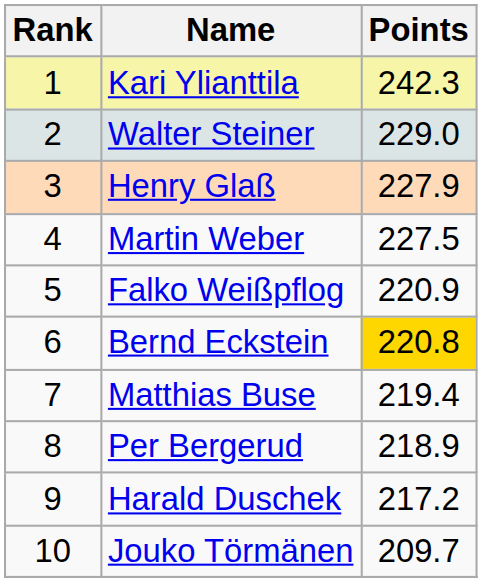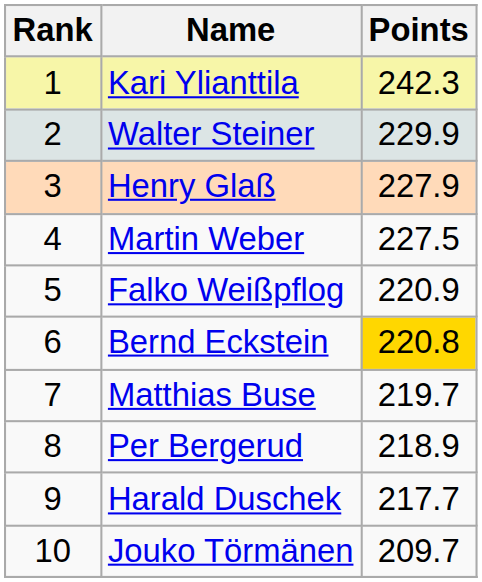(419, 134) 229.0 -> (419, 134) 229.9
(419, 394) 219.4 -> (419, 394) 219.7
(419, 498) 217.2 -> (419, 498) 217.7
